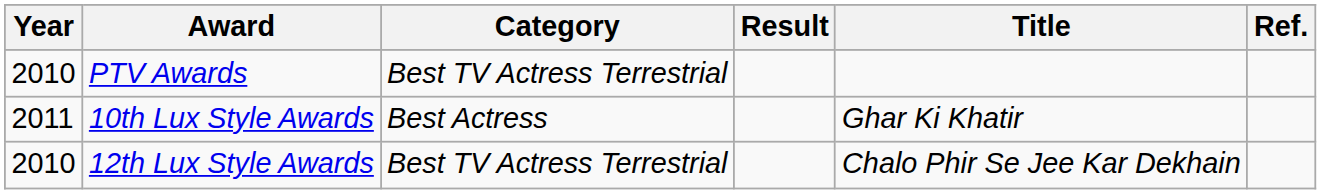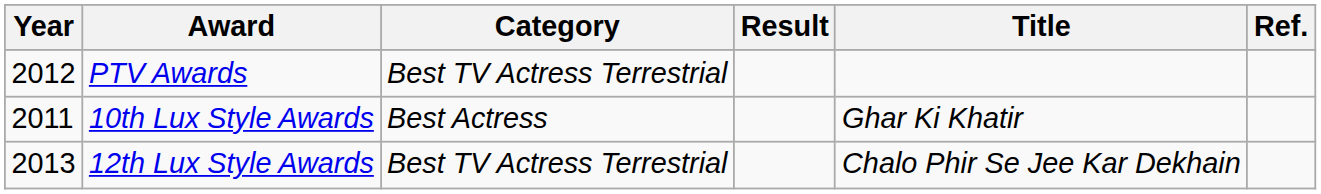(44, 73) 2010 -> (44, 73) 2012
(44, 164) 2010 -> (44, 164) 2013
